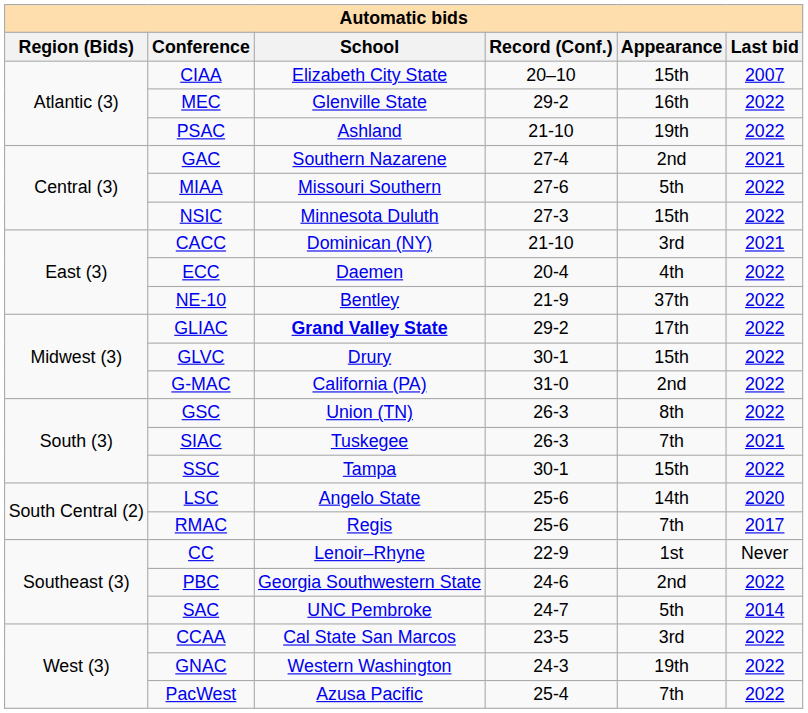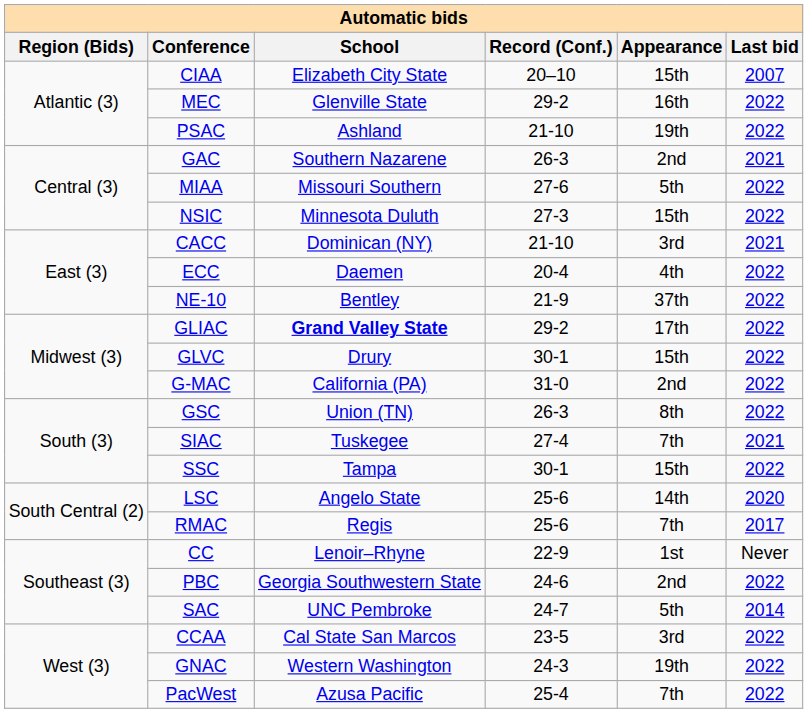(551, 159) 27-4 -> (551, 159) 26-3
(551, 441) 26-3 -> (551, 441) 27-4
